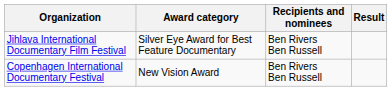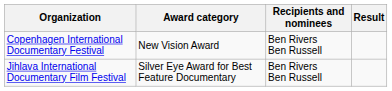rows swapped: (65, 72) <-> (66, 45)
